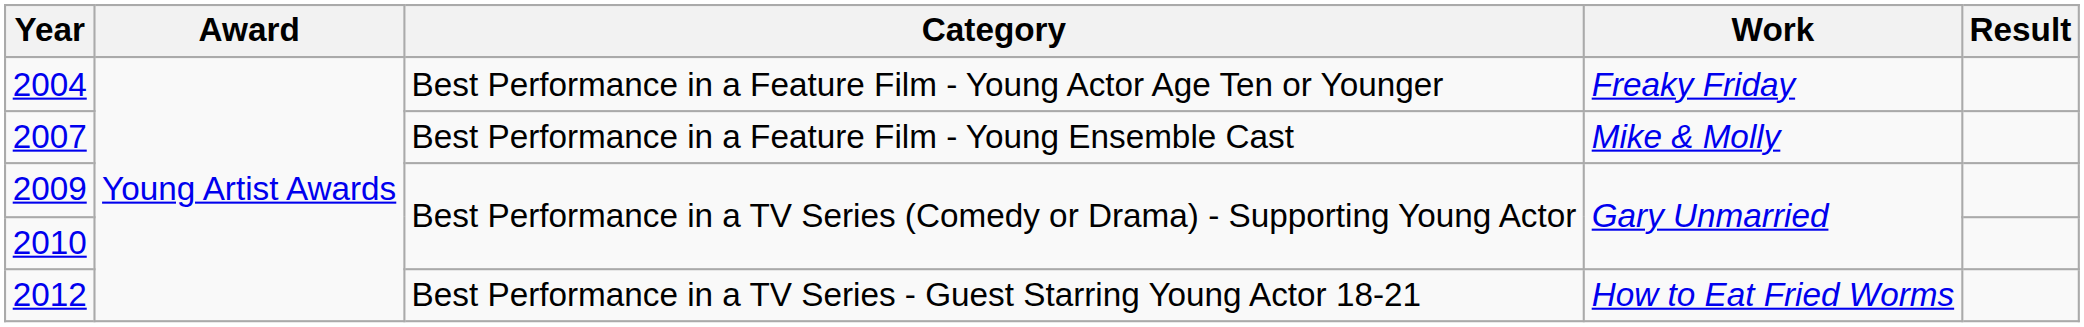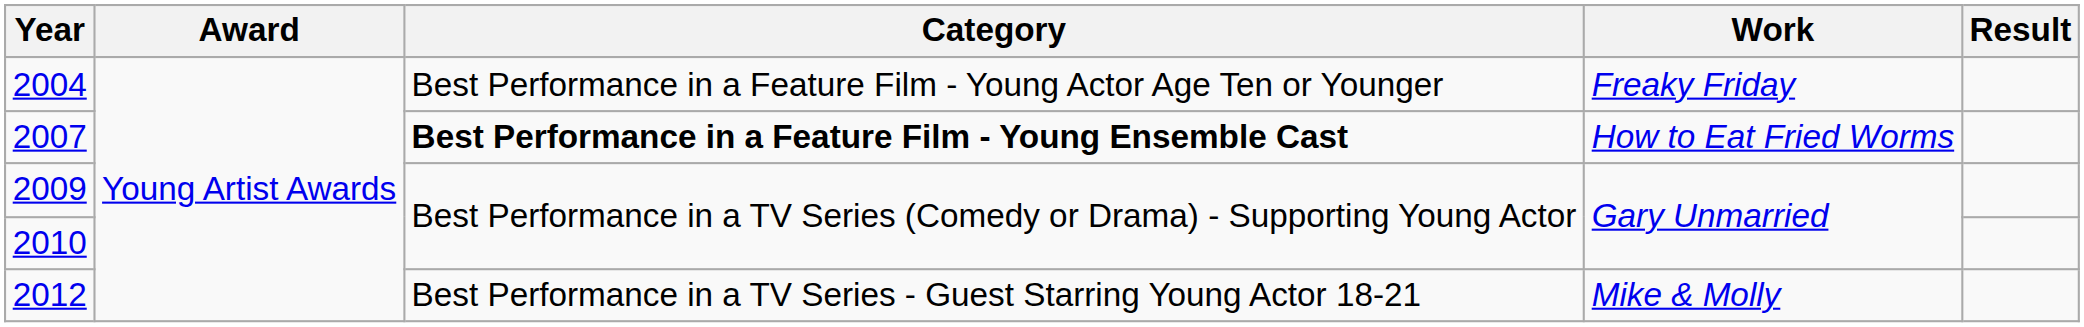(853, 136) normal -> (880, 136) bold
(1686, 136) Mike & Molly -> (1773, 136) How to Eat Fried Worms
(1773, 294) How to Eat Fried Worms -> (1686, 294) Mike & Molly
